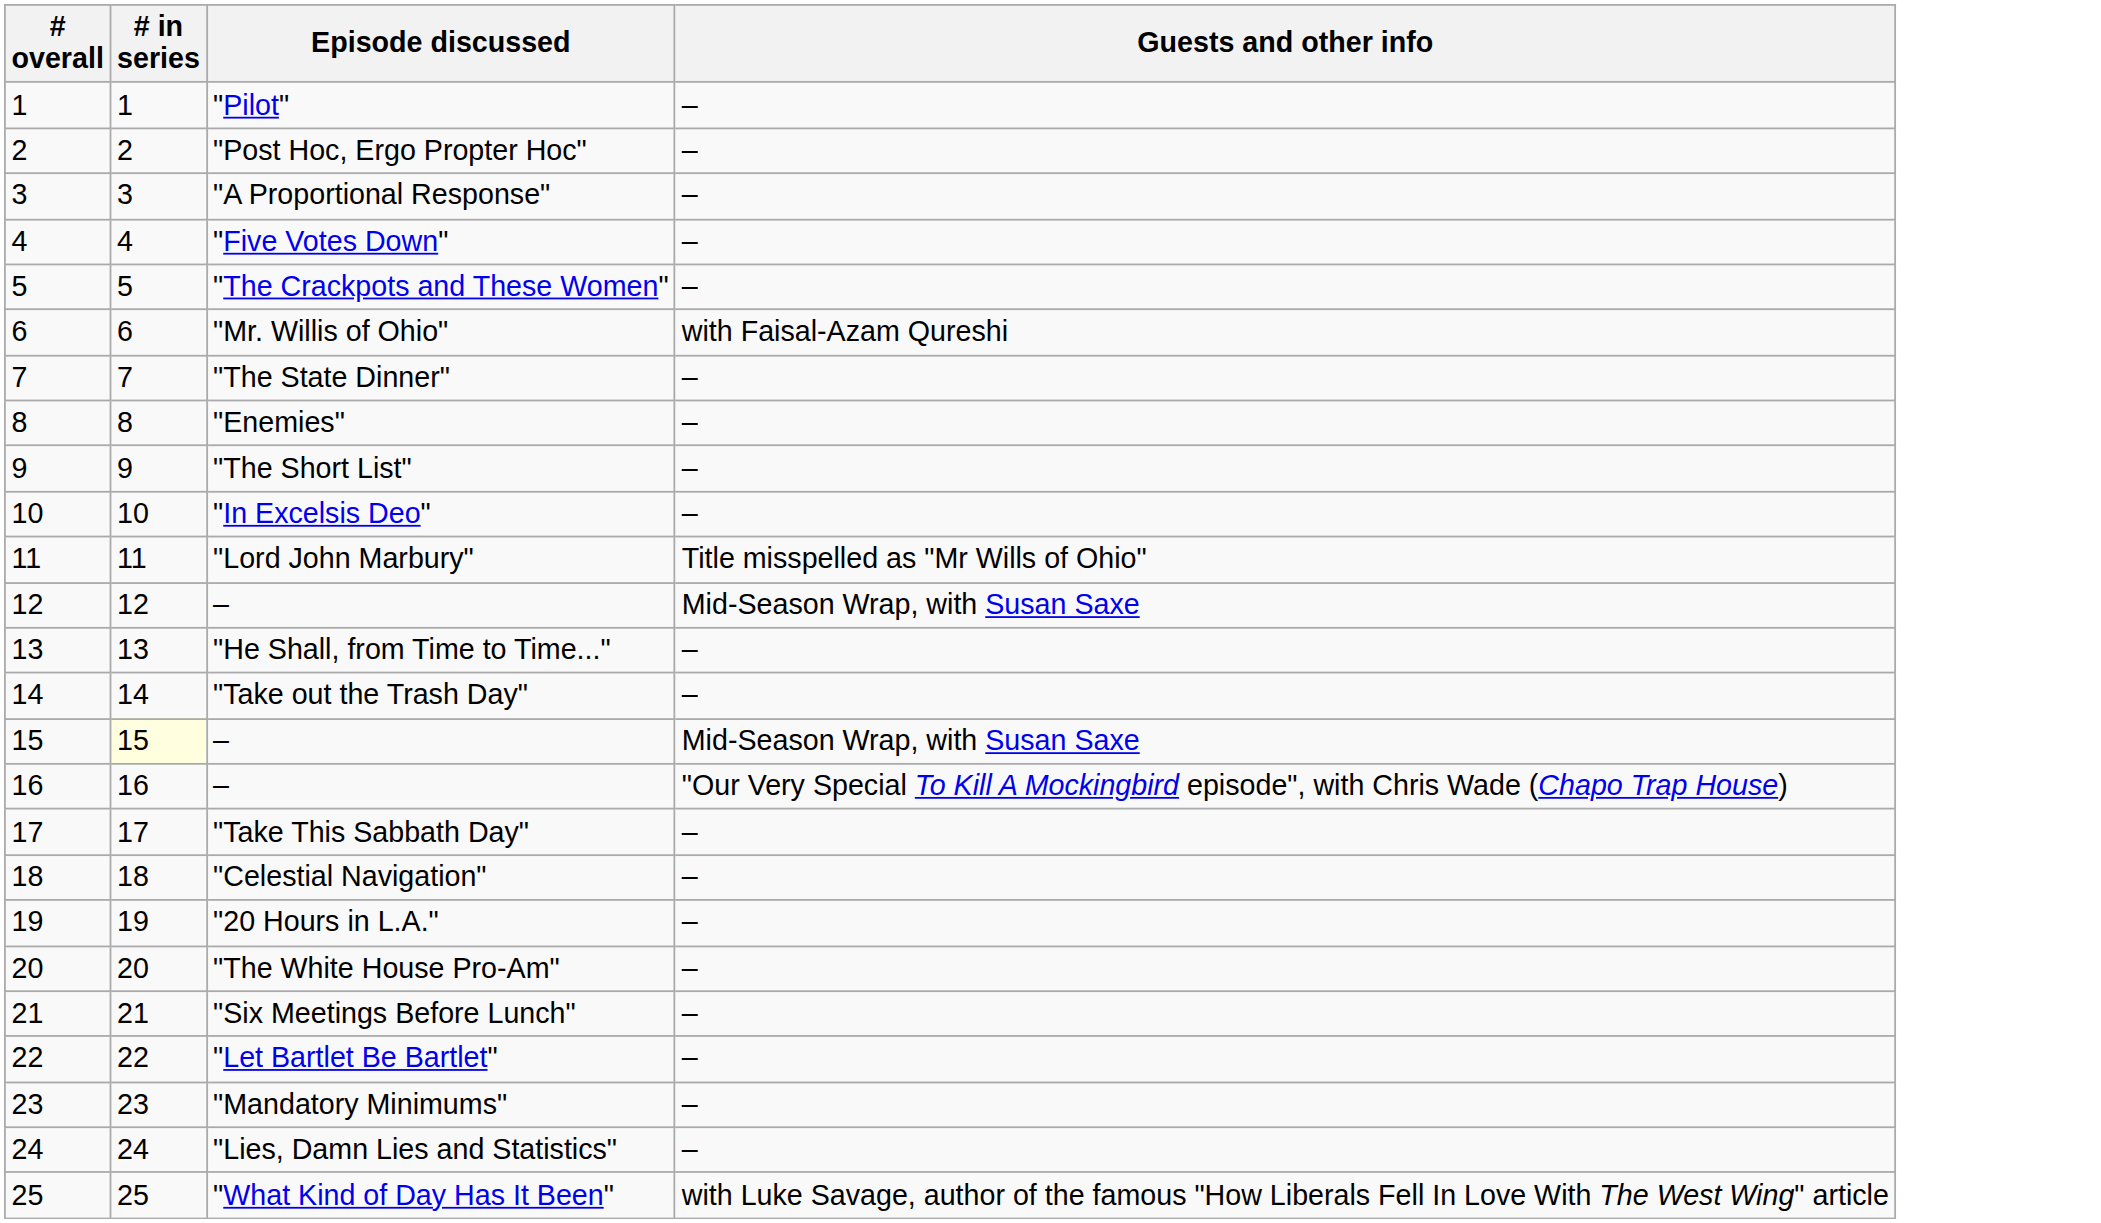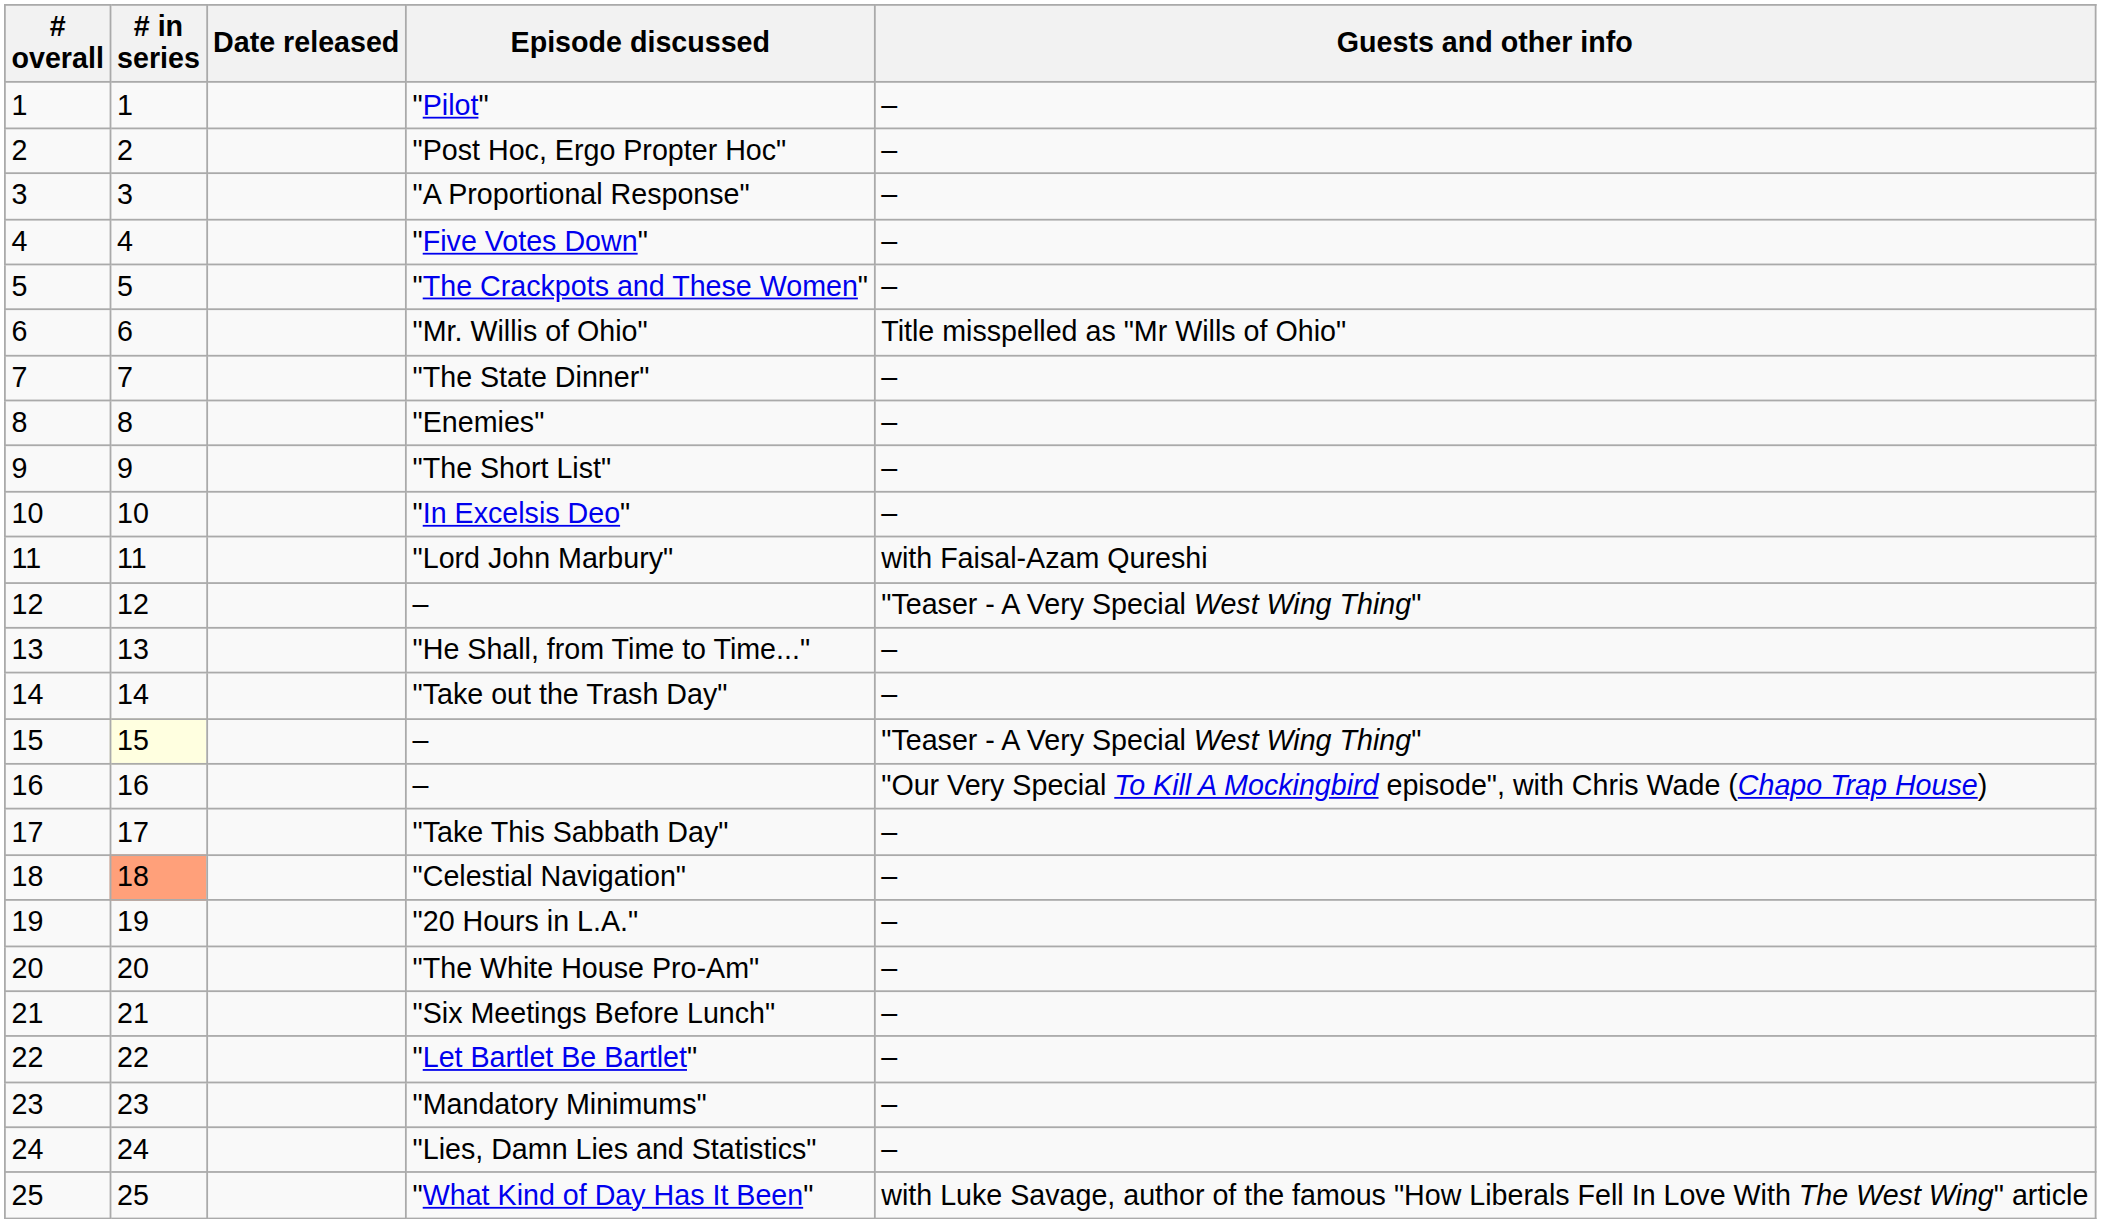+ column: (306, 43)
(845, 331) with Faisal-Azam Qureshi -> (1114, 331) Title misspelled as "Mr Wills of Ohio"
(914, 559) Title misspelled as "Mr Wills of Ohio" -> (1044, 559) with Faisal-Azam Qureshi
(911, 604) Mid-Season Wrap, with Susan Saxe -> (1151, 604) "Teaser - A Very Special West Wing Thing"
(911, 740) Mid-Season Wrap, with Susan Saxe -> (1151, 740) "Teaser - A Very Special West Wing Thing"
(133, 877) no background -> (133, 877) lightsalmon background
